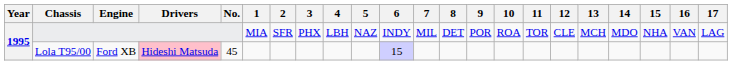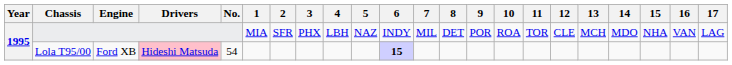(232, 50) 45 -> (232, 50) 54
(397, 50) normal -> (397, 50) bold
